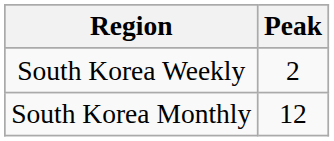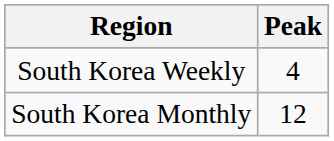(293, 69) 2 -> (293, 69) 4
